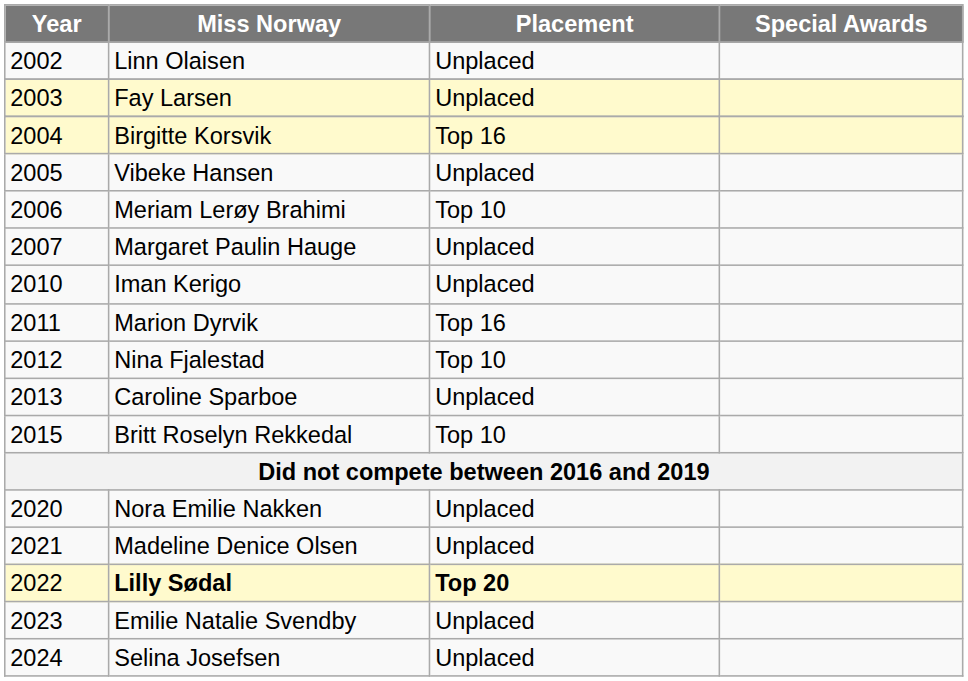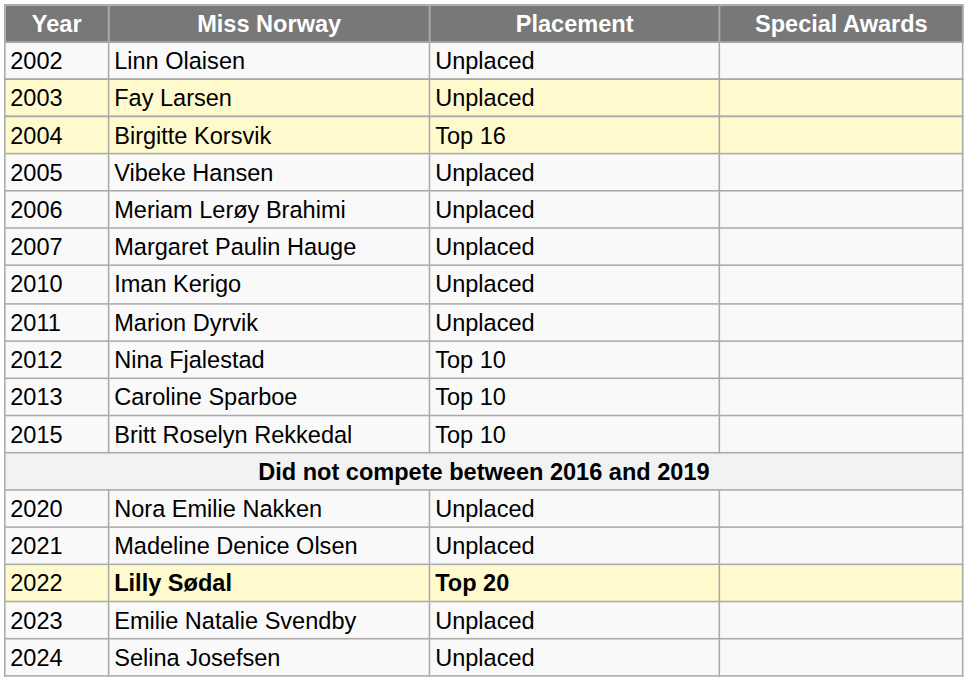(470, 210) Top 10 -> (485, 210) Unplaced
(470, 322) Top 16 -> (485, 322) Unplaced
(485, 397) Unplaced -> (470, 397) Top 10
